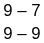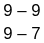rows swapped: (22, 10) <-> (22, 33)
